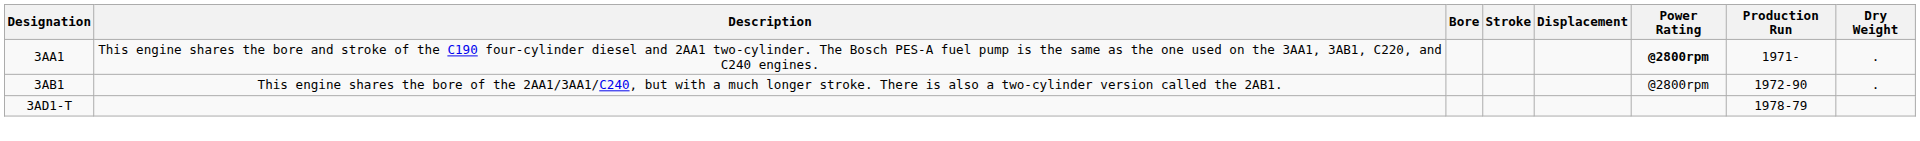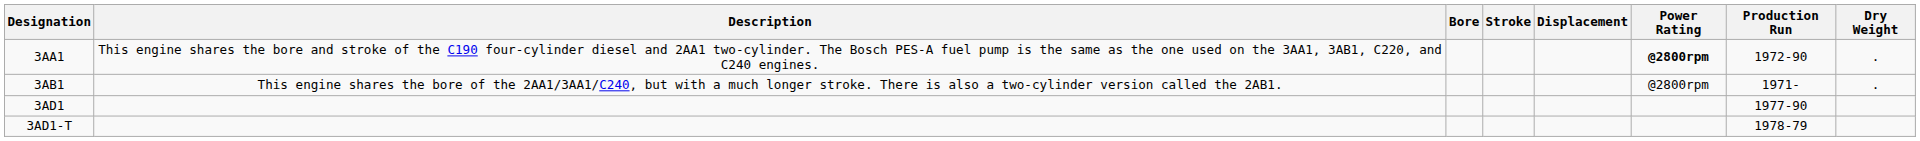(1781, 57) 1971- -> (1781, 57) 1972-90
(1781, 85) 1972-90 -> (1781, 85) 1971-
+ row: (49, 106)
